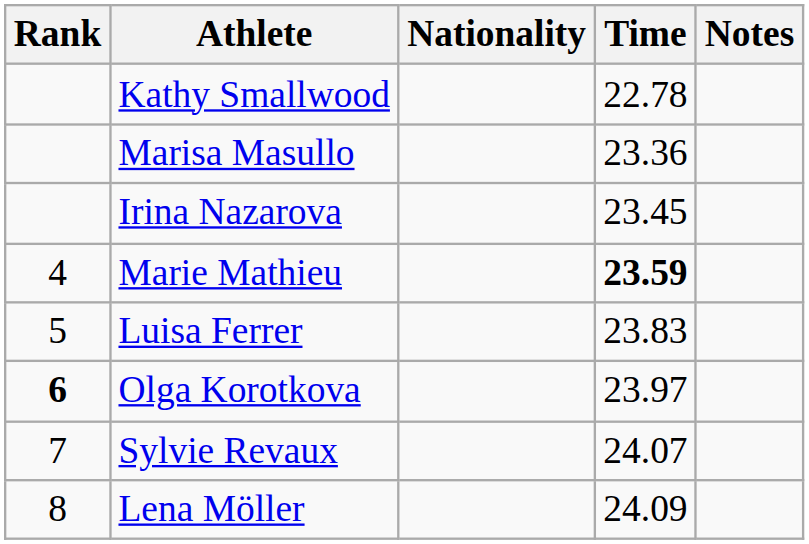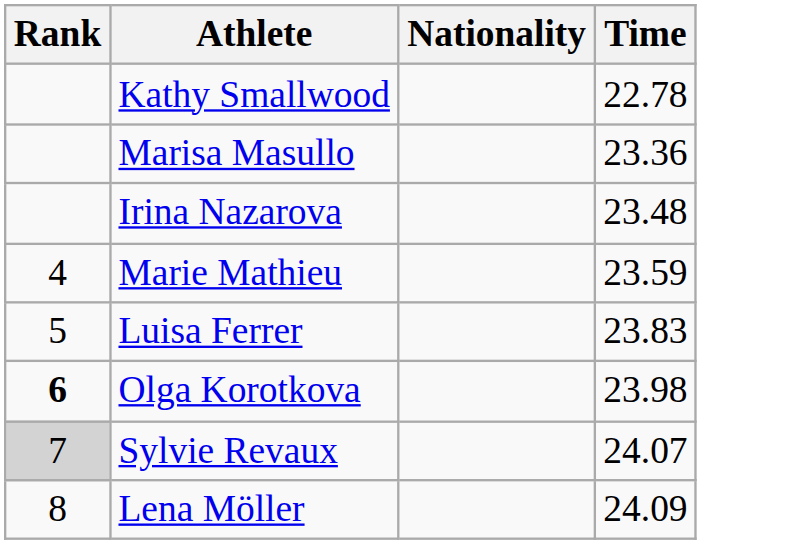- column: (750, 34)
(645, 212) 23.45 -> (645, 212) 23.48
(645, 271) bold -> (645, 271) normal
(645, 390) 23.97 -> (645, 390) 23.98
(57, 449) no background -> (57, 449) lightgrey background
